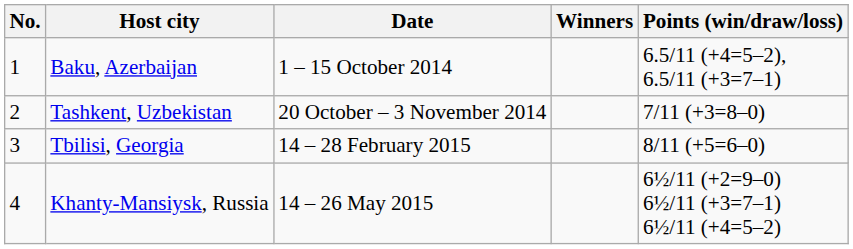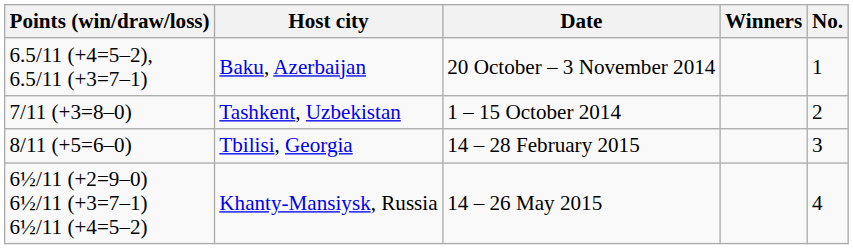columns swapped: (25, 21) <-> (743, 21)
(365, 66) 1 – 15 October 2014 -> (581, 66) 20 October – 3 November 2014
(412, 111) 20 October – 3 November 2014 -> (534, 111) 1 – 15 October 2014
